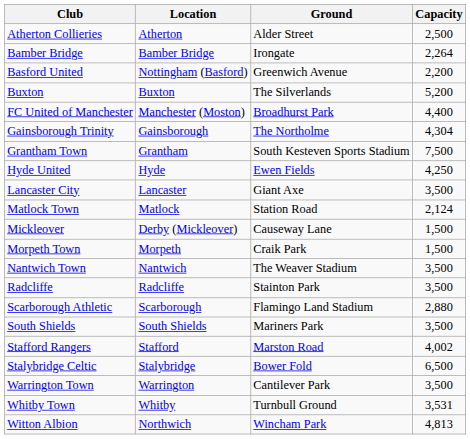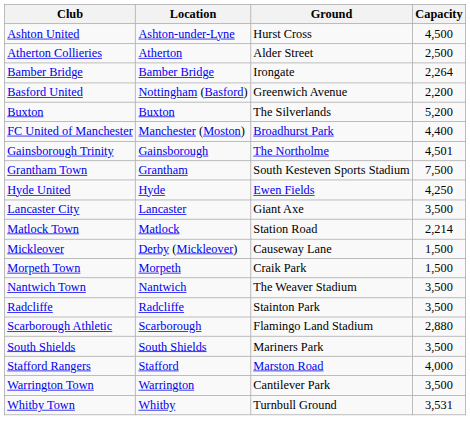+ row: (43, 33)
(439, 131) 4,304 -> (439, 151) 4,501
(439, 209) 2,124 -> (439, 229) 2,214
(439, 346) 4,002 -> (439, 365) 4,000
- row: (52, 365)
- row: (42, 424)
